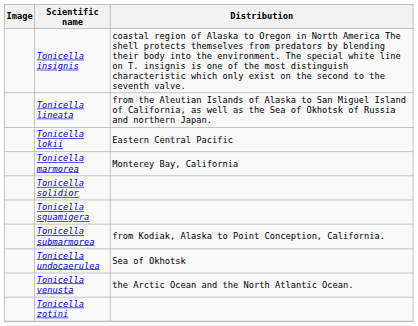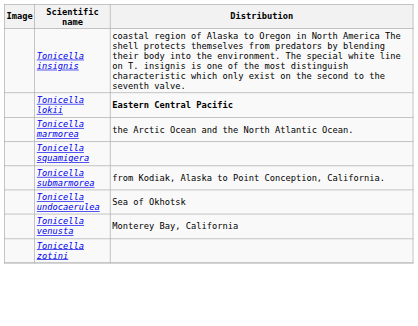- row: (60, 110)
(173, 139) normal -> (173, 105) bold
(175, 164) Monterey Bay, California -> (233, 129) the Arctic Ocean and the North Atlantic Ocean.
- row: (60, 188)
(233, 285) the Arctic Ocean and the North Atlantic Ocean. -> (175, 226) Monterey Bay, California
